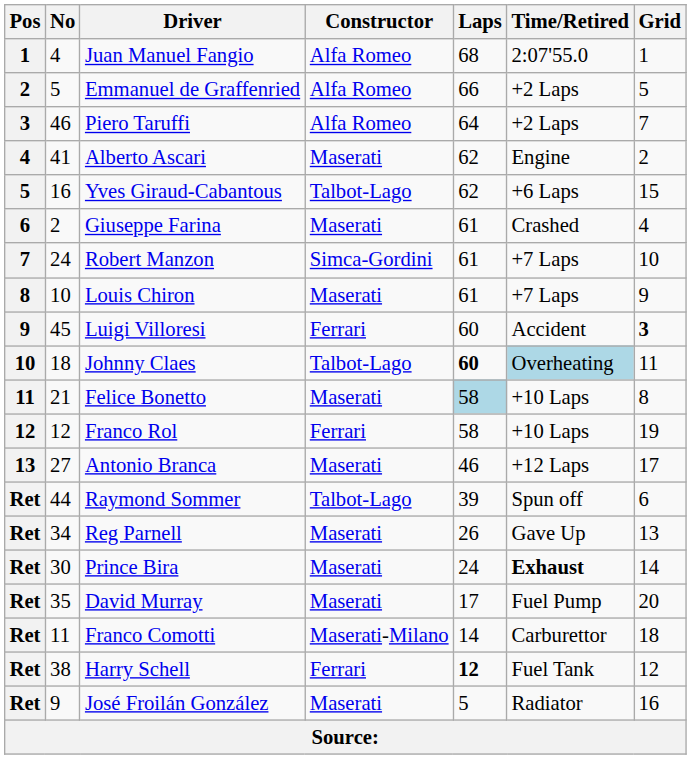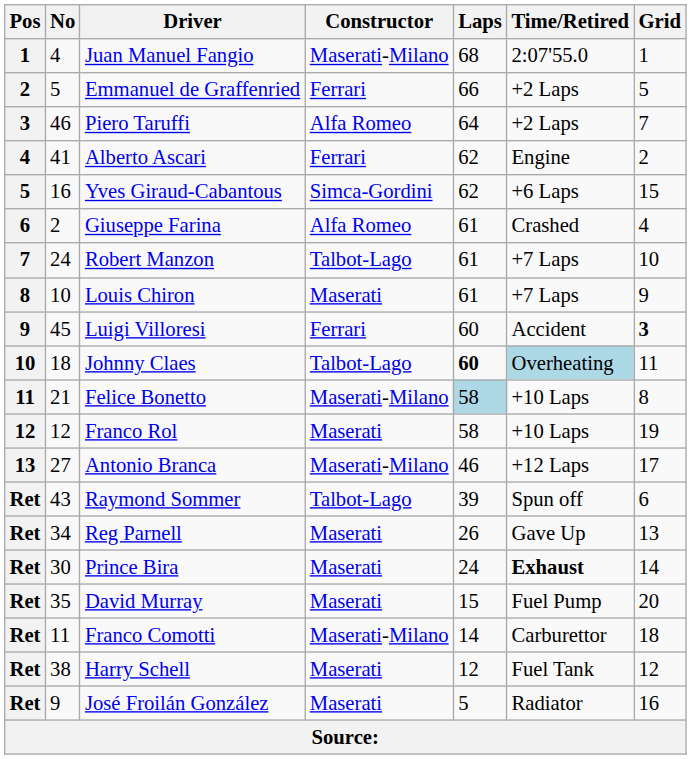(361, 55) Alfa Romeo -> (379, 55) Maserati-Milano
(361, 89) Alfa Romeo -> (338, 89) Ferrari
(346, 158) Maserati -> (338, 158) Ferrari
(361, 192) Talbot-Lago -> (371, 192) Simca-Gordini
(346, 226) Maserati -> (361, 226) Alfa Romeo
(371, 260) Simca-Gordini -> (361, 260) Talbot-Lago
(346, 396) Maserati -> (379, 396) Maserati-Milano
(338, 430) Ferrari -> (346, 430) Maserati
(346, 464) Maserati -> (379, 464) Maserati-Milano
(60, 498) 44 -> (60, 498) 43
(469, 601) 17 -> (469, 601) 15
(338, 669) Ferrari -> (346, 669) Maserati
(469, 669) bold -> (469, 669) normal
